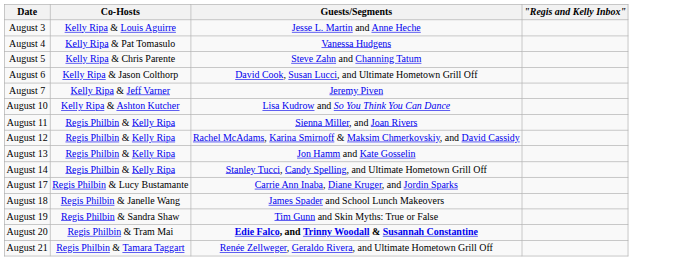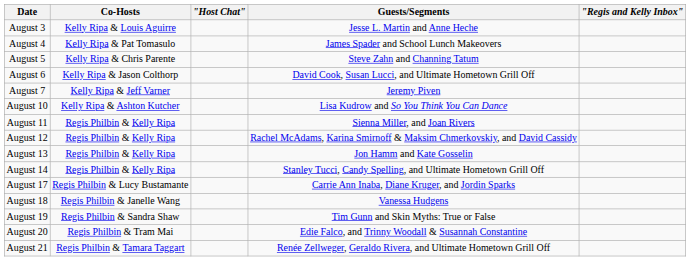+ column: (219, 12)
(356, 43) Vanessa Hudgens -> (414, 43) James Spader and School Lunch Makeovers
(356, 201) James Spader and School Lunch Makeovers -> (414, 201) Vanessa Hudgens
(356, 232) bold -> (414, 232) normal
